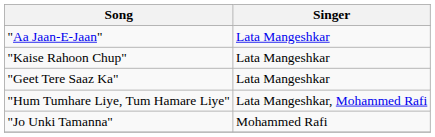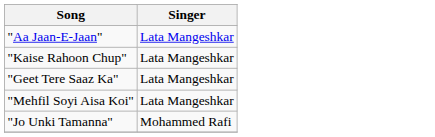+ row: (71, 100)
- row: (119, 100)
